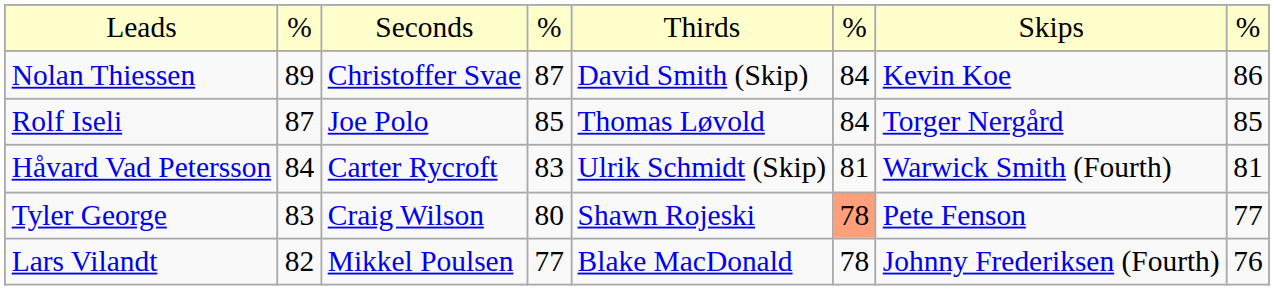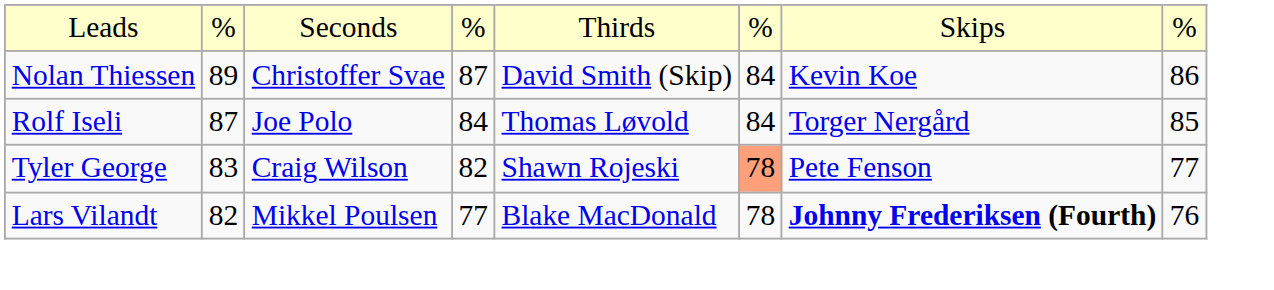(549, 121) 85 -> (473, 121) 84
- row: (141, 167)
(549, 214) 80 -> (473, 167) 82
(1051, 261) normal -> (972, 214) bold
